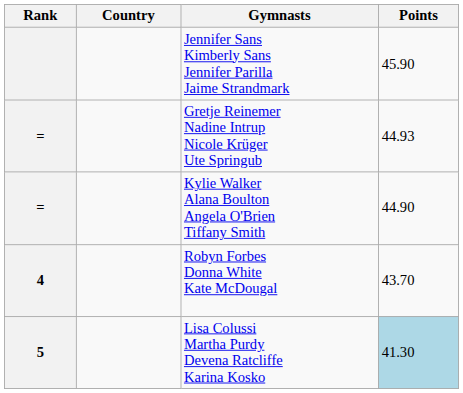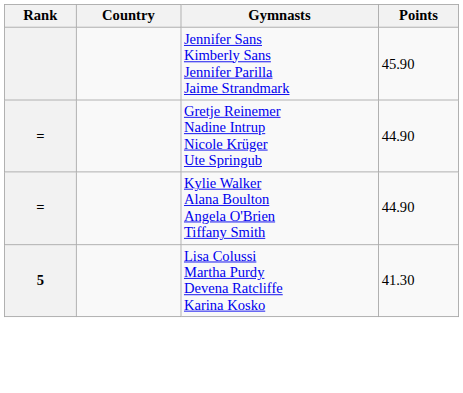(398, 135) 44.93 -> (398, 135) 44.90
- row: (231, 280)
(398, 352) lightblue background -> (398, 280) no background
